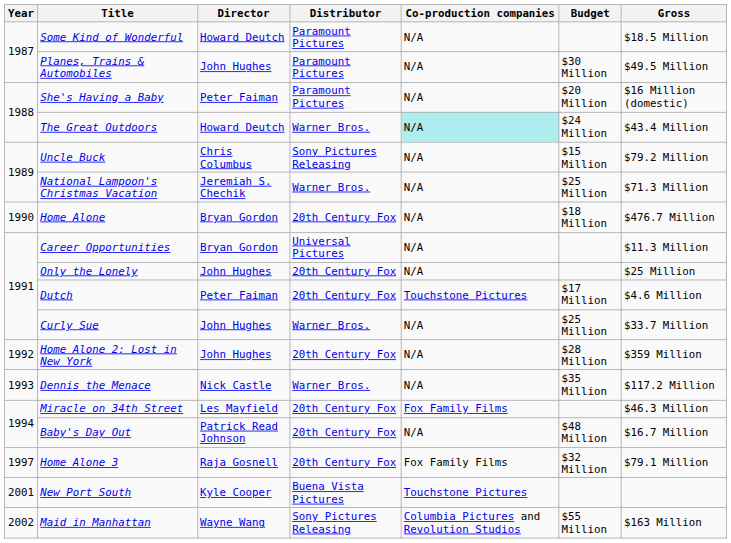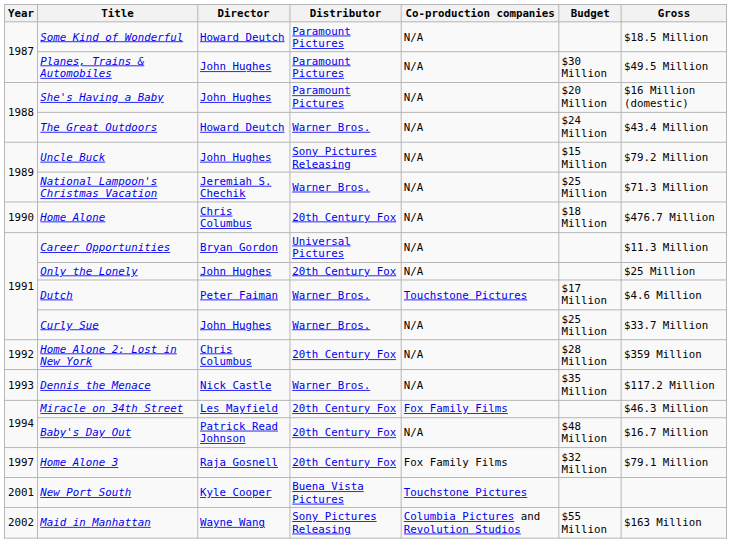(239, 97) Peter Faiman -> (236, 97) John Hughes
(414, 127) paleturquoise background -> (414, 127) no background
(226, 157) Chris Columbus -> (236, 157) John Hughes
(239, 217) Bryan Gordon -> (226, 217) Chris Columbus
(344, 295) 20th Century Fox -> (331, 295) Warner Bros.
(236, 355) John Hughes -> (226, 355) Chris Columbus
